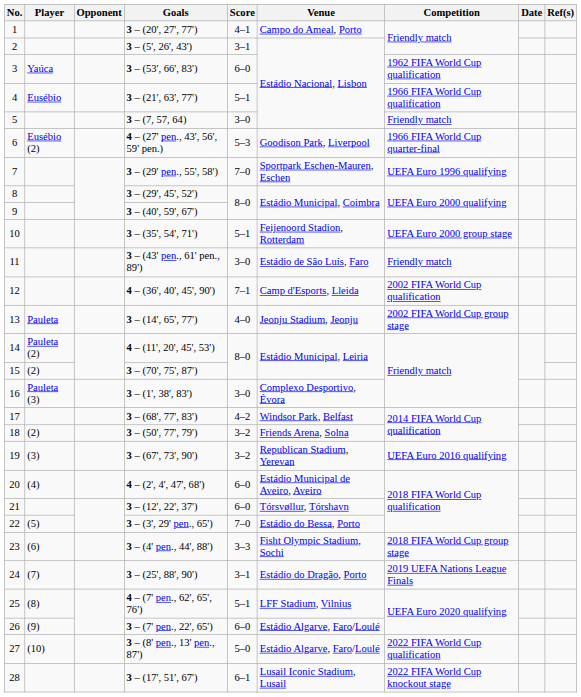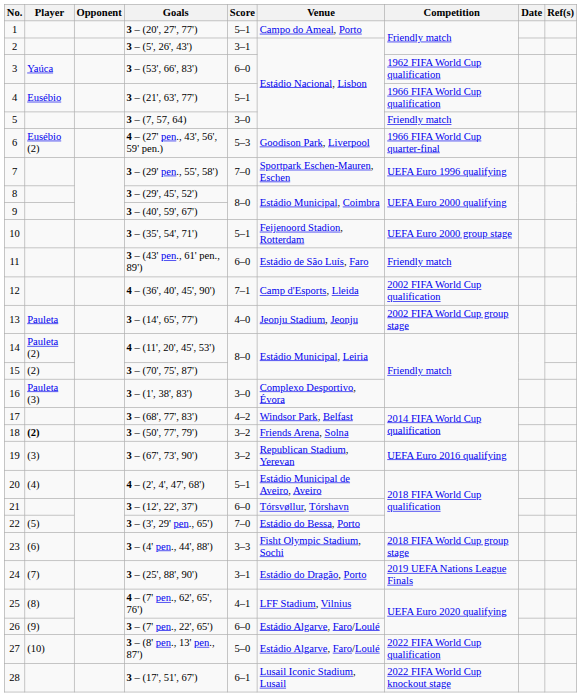(242, 29) 4–1 -> (242, 29) 5–1
(242, 262) 3–0 -> (242, 262) 6–0
(33, 433) normal -> (33, 433) bold
(242, 484) 6–0 -> (242, 484) 5–1
(242, 603) 5–1 -> (242, 603) 4–1
